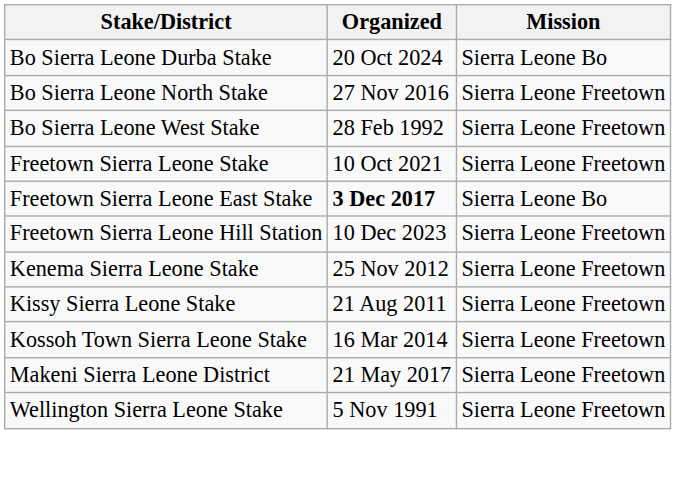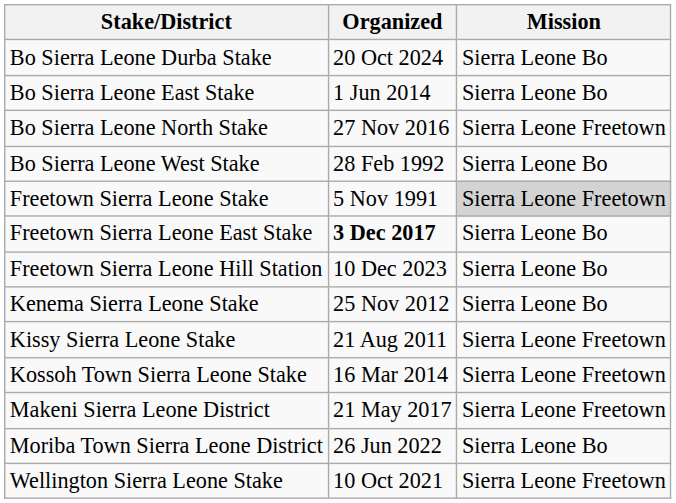+ row: (132, 92)
(563, 127) Sierra Leone Freetown -> (535, 163) Sierra Leone Bo
(388, 163) 10 Oct 2021 -> (386, 198) 5 Nov 1991
(563, 163) no background -> (564, 198) lightgrey background
(563, 233) Sierra Leone Freetown -> (535, 269) Sierra Leone Bo
(563, 269) Sierra Leone Freetown -> (535, 304) Sierra Leone Bo
+ row: (166, 445)
(385, 410) 5 Nov 1991 -> (388, 480) 10 Oct 2021
